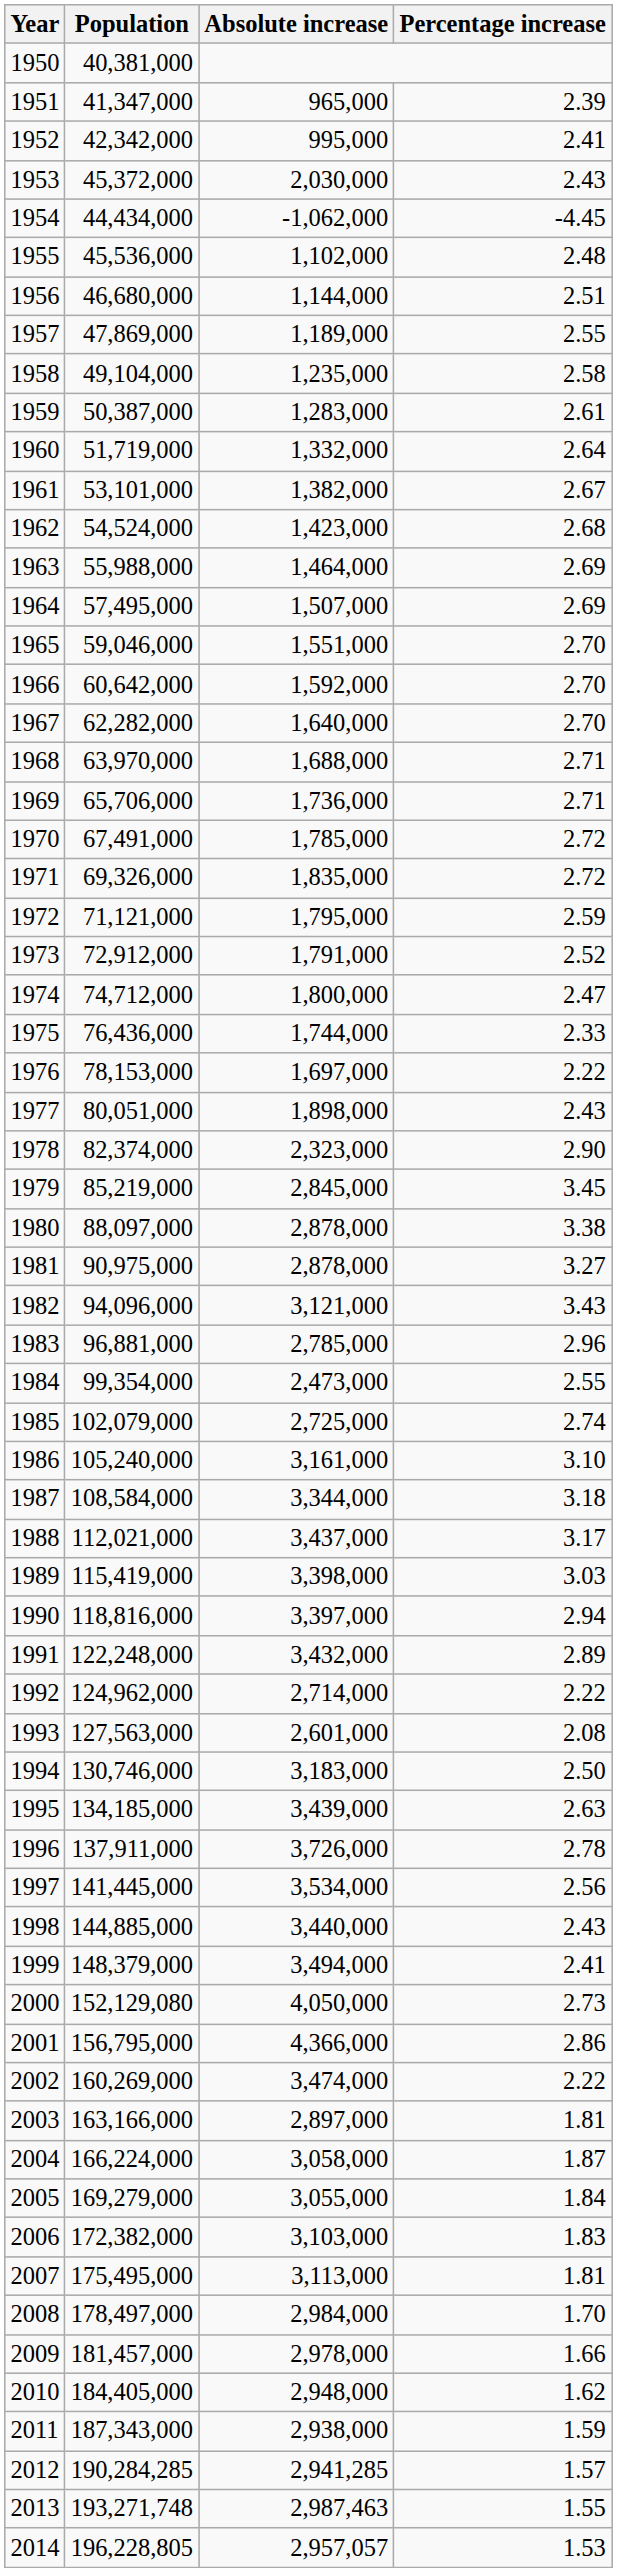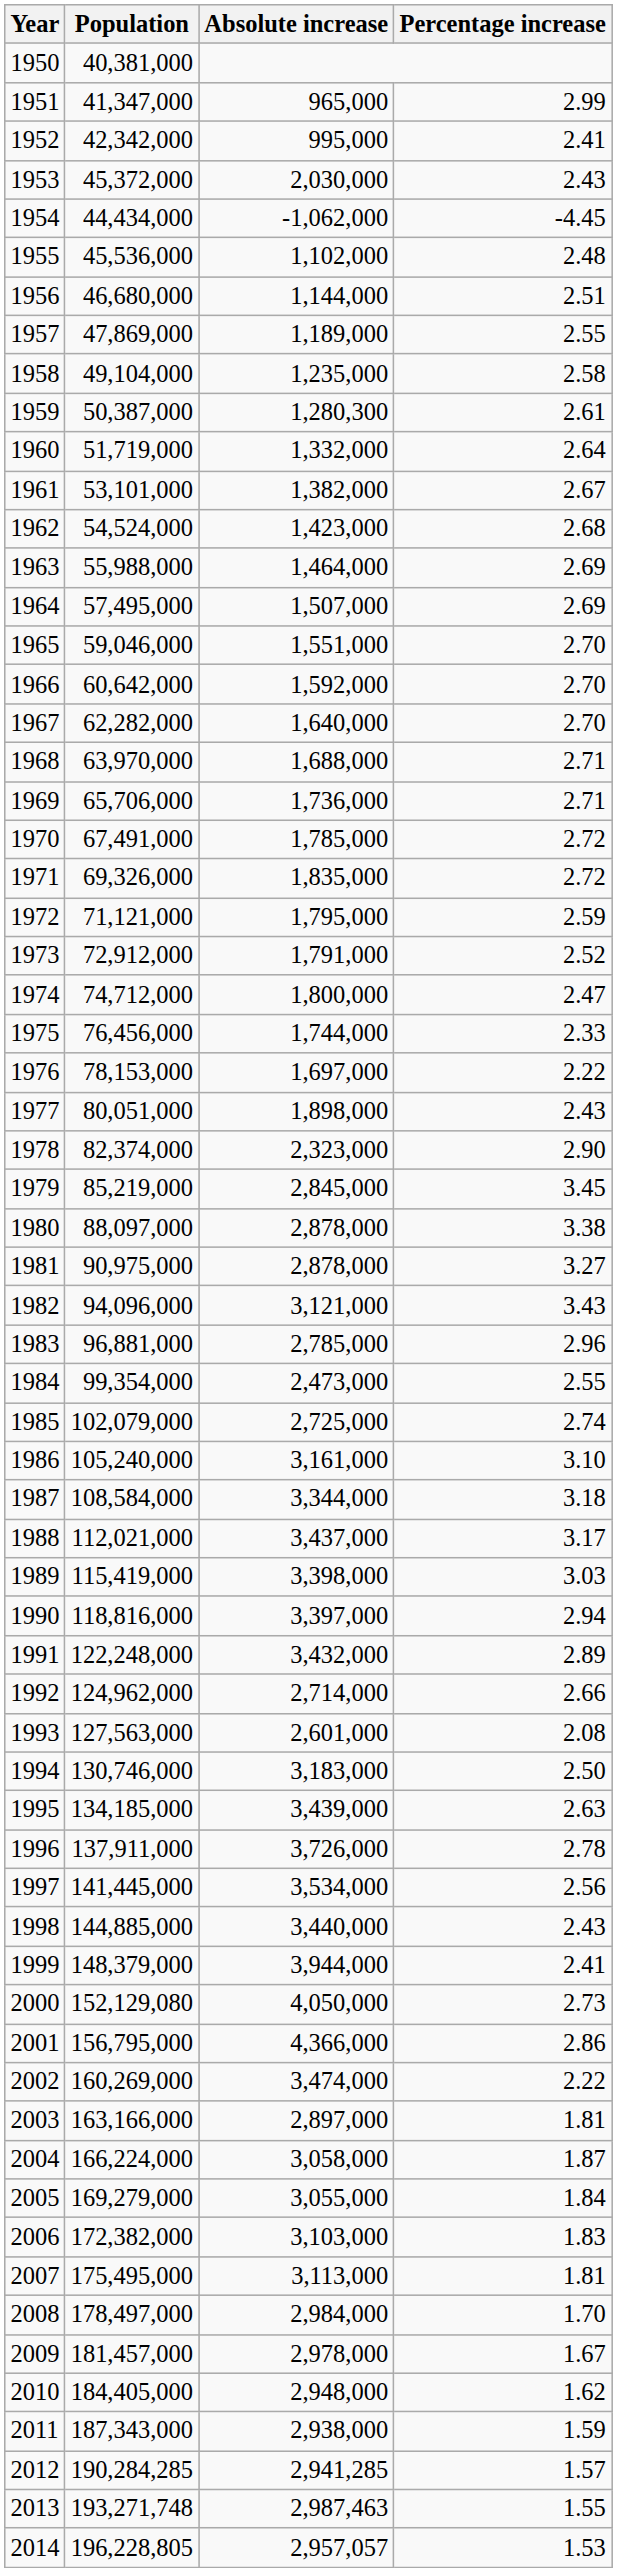(584, 101) 2.39 -> (584, 101) 2.99
(339, 412) 1,283,000 -> (339, 412) 1,280,300
(138, 1033) 76,436,000 -> (138, 1033) 76,456,000
(584, 1693) 2.22 -> (584, 1693) 2.66
(339, 1965) 3,494,000 -> (339, 1965) 3,944,000
(584, 2353) 1.66 -> (584, 2353) 1.67
